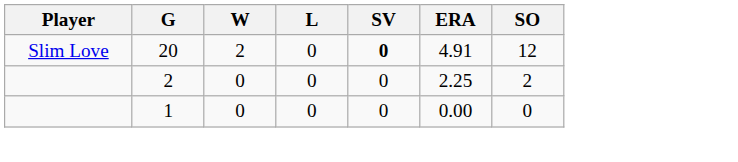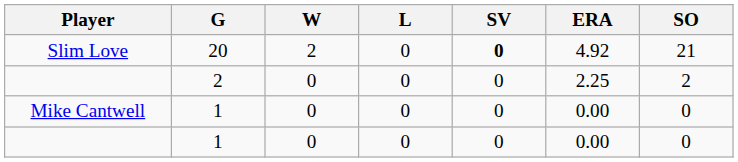(455, 50) 4.91 -> (592, 50) 4.92
(527, 50) 12 -> (686, 50) 21
+ row: (88, 111)
